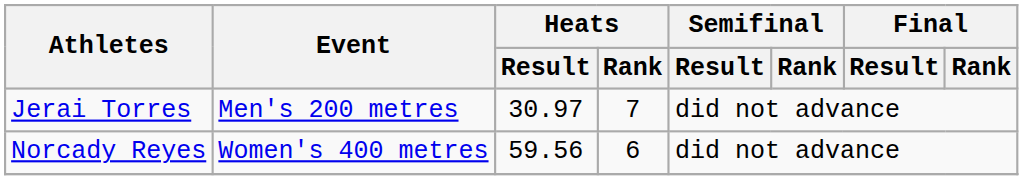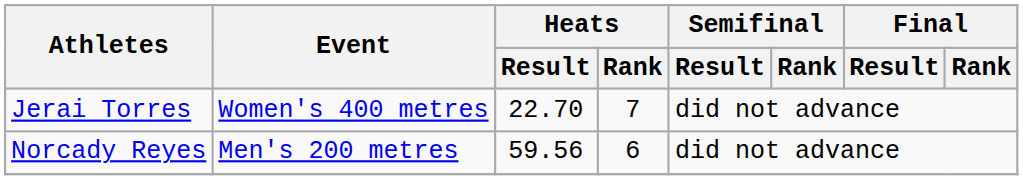(338, 110) Men's 200 metres -> (353, 110) Women's 400 metres
(546, 110) 30.97 -> (546, 110) 22.70
(353, 152) Women's 400 metres -> (338, 152) Men's 200 metres
